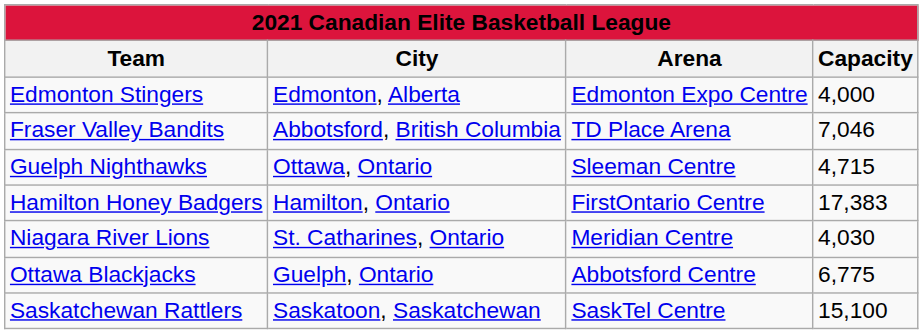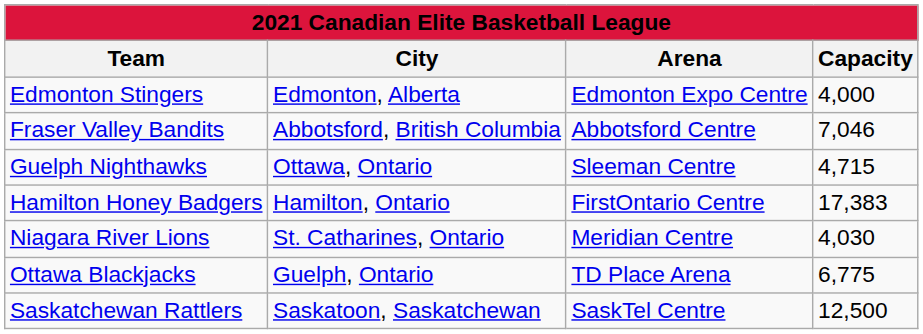(651, 130) TD Place Arena -> (664, 130) Abbotsford Centre
(664, 274) Abbotsford Centre -> (651, 274) TD Place Arena
(853, 310) 15,100 -> (853, 310) 12,500
